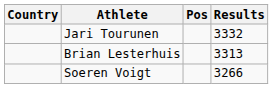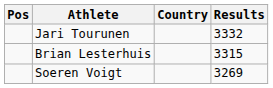columns swapped: (197, 14) <-> (33, 14)
(228, 54) 3313 -> (228, 54) 3315
(228, 73) 3266 -> (228, 73) 3269
